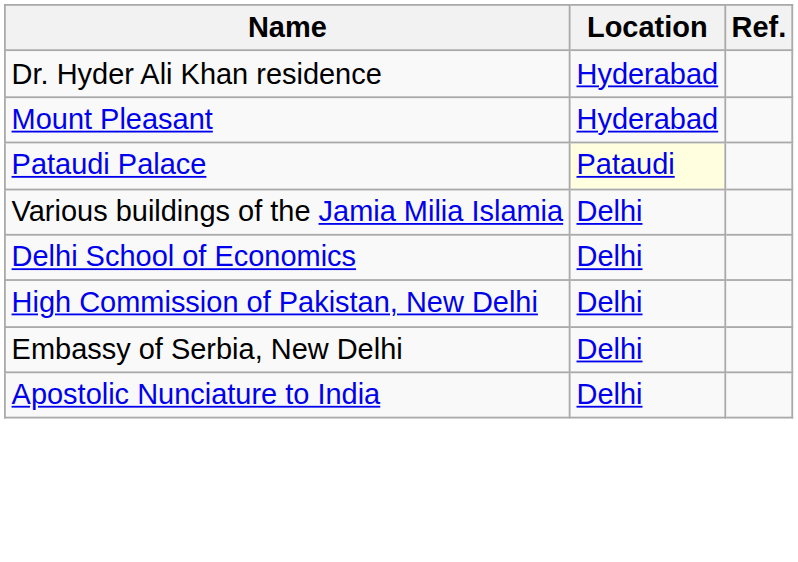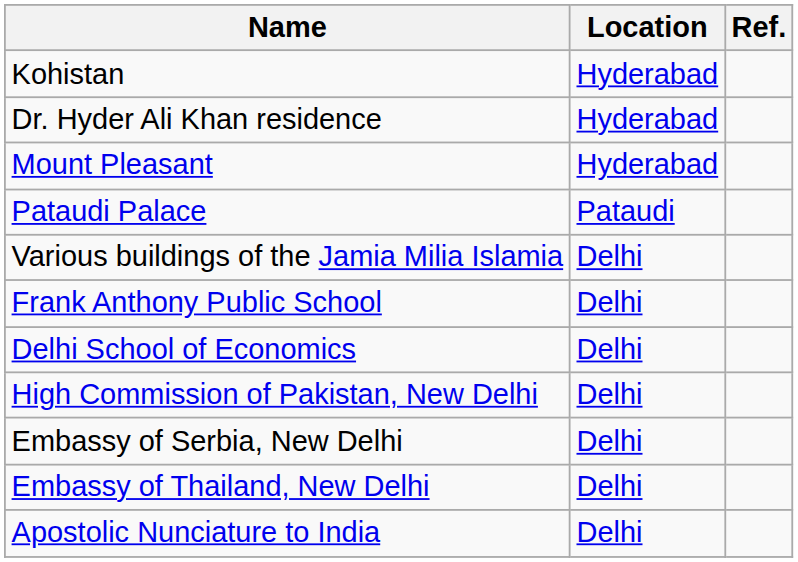+ row: (68, 73)
(626, 165) lightyellow background -> (626, 211) no background
+ row: (197, 303)
+ row: (221, 486)
